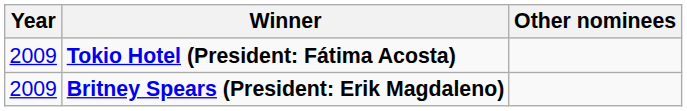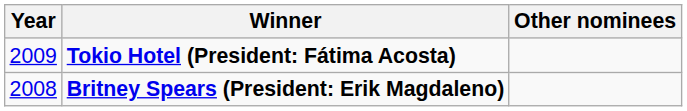(33, 88) 2009 -> (33, 88) 2008
